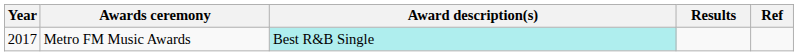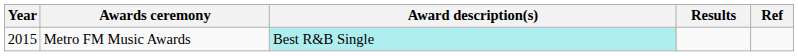(22, 39) 2017 -> (22, 39) 2015
